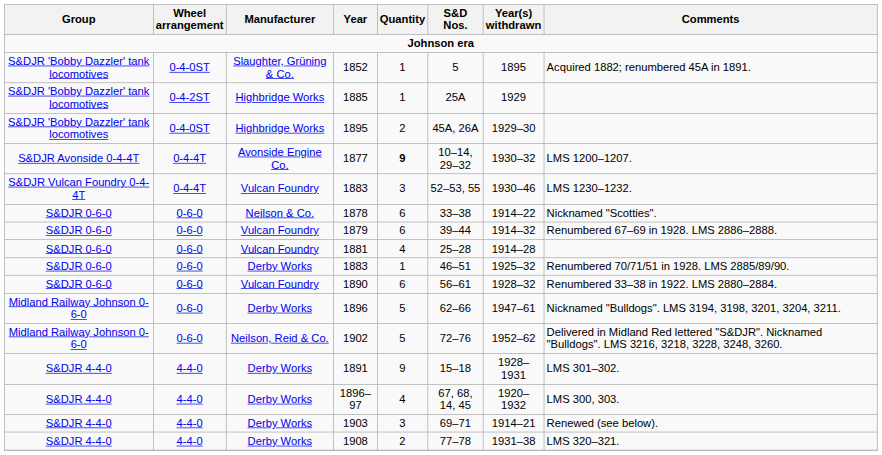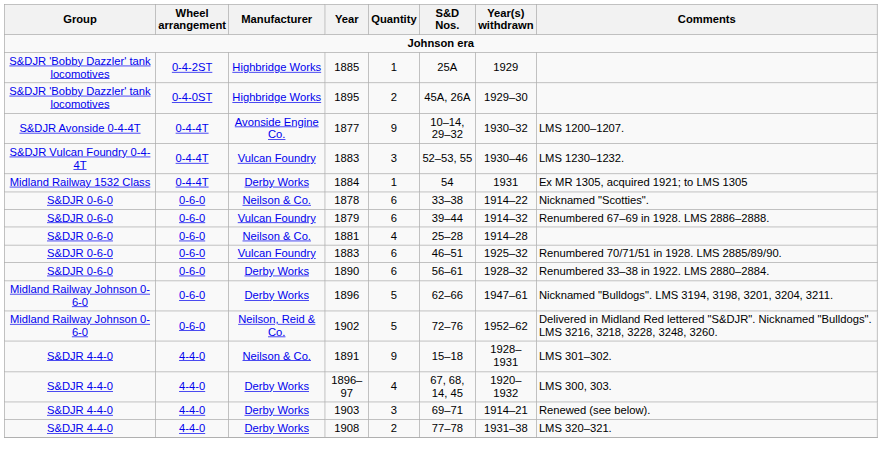- row: (79, 67)
(402, 158) bold -> (394, 128) normal
+ row: (80, 182)
(280, 248) Vulcan Foundry -> (277, 236) Neilson & Co.
(280, 266) Derby Works -> (277, 254) Vulcan Foundry
(402, 266) 1 -> (394, 254) 6
(280, 284) Vulcan Foundry -> (277, 271) Derby Works
(280, 369) Derby Works -> (277, 356) Neilson & Co.
